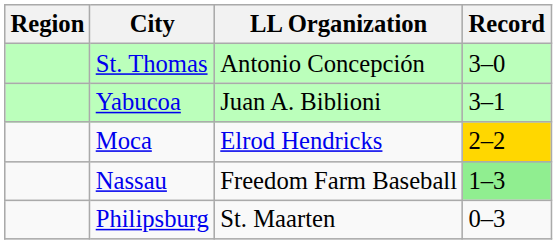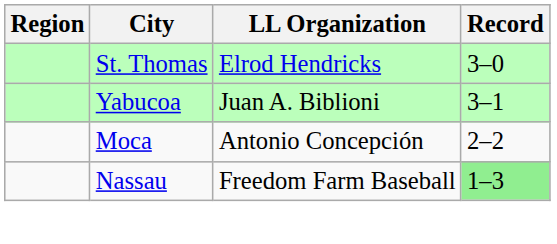(323, 63) Antonio Concepción -> (300, 63) Elrod Hendricks
(301, 141) Elrod Hendricks -> (321, 141) Antonio Concepción
(487, 141) gold background -> (486, 141) no background
- row: (152, 219)
